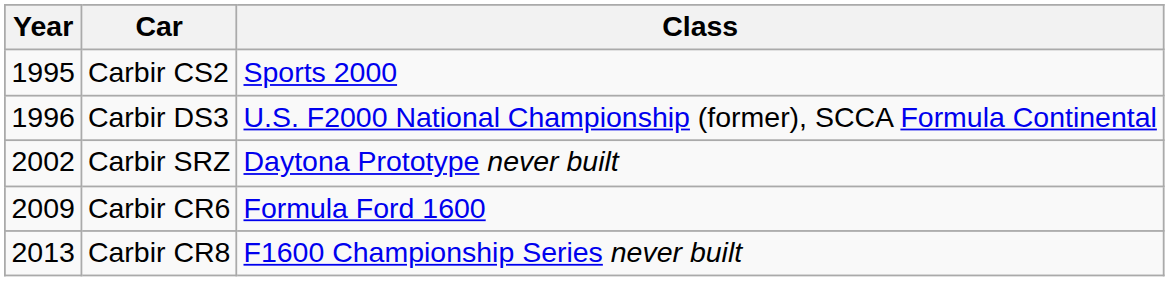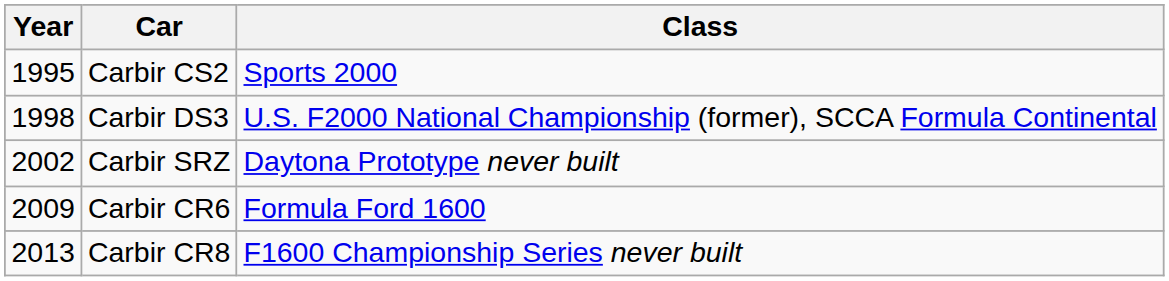(43, 117) 1996 -> (43, 117) 1998
